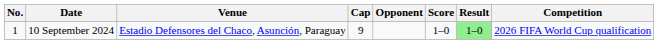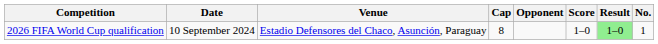columns swapped: (15, 13) <-> (573, 13)
(361, 30) 9 -> (501, 30) 8
